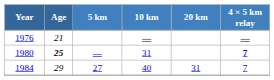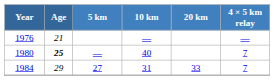(147, 53) 31 -> (147, 53) 40
(245, 53) bold -> (245, 53) normal
(147, 68) 40 -> (147, 68) 31
(196, 68) 31 -> (196, 68) 33
